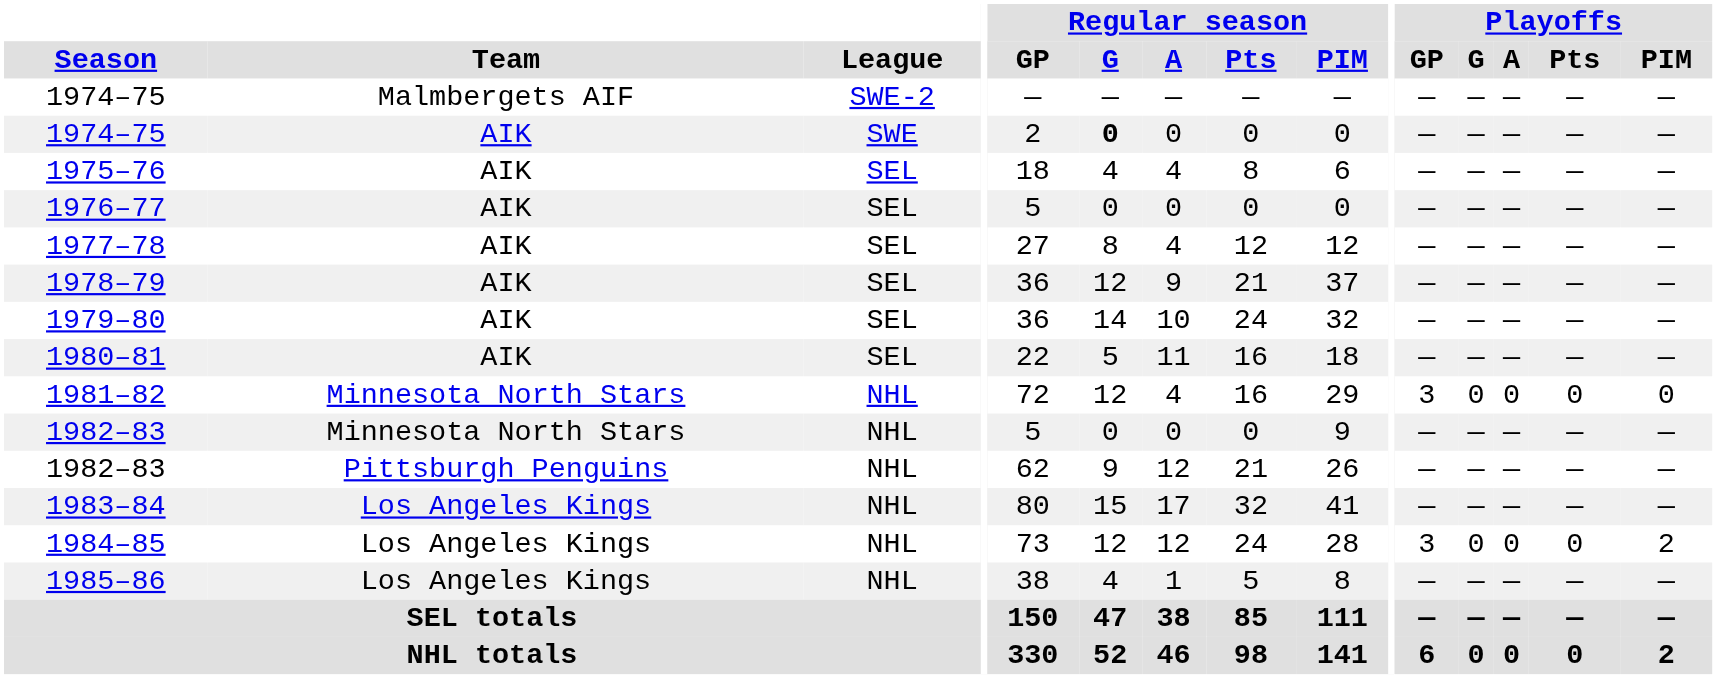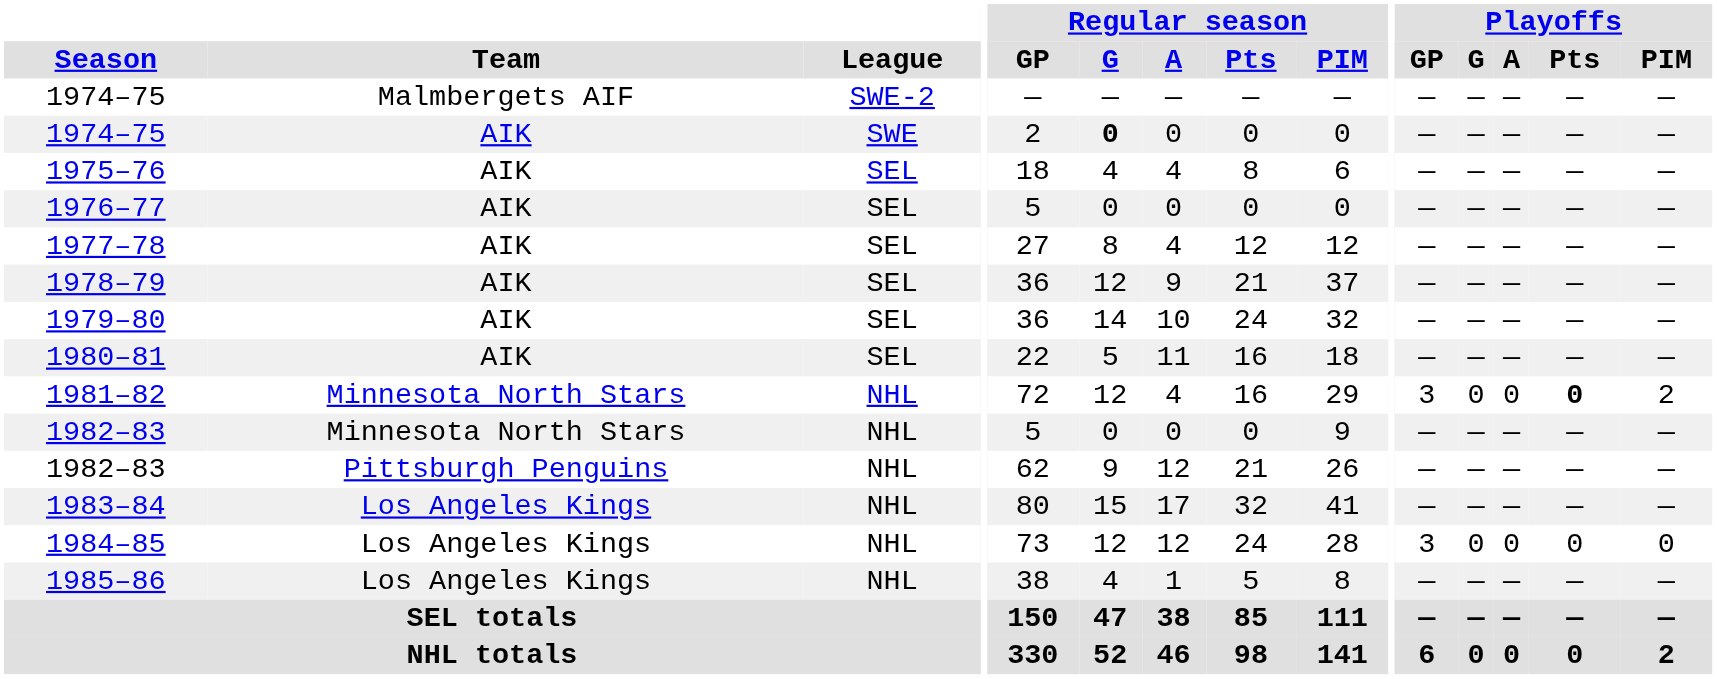(1575, 395) normal -> (1575, 395) bold
(1666, 395) 0 -> (1666, 395) 2
(1666, 544) 2 -> (1666, 544) 0
